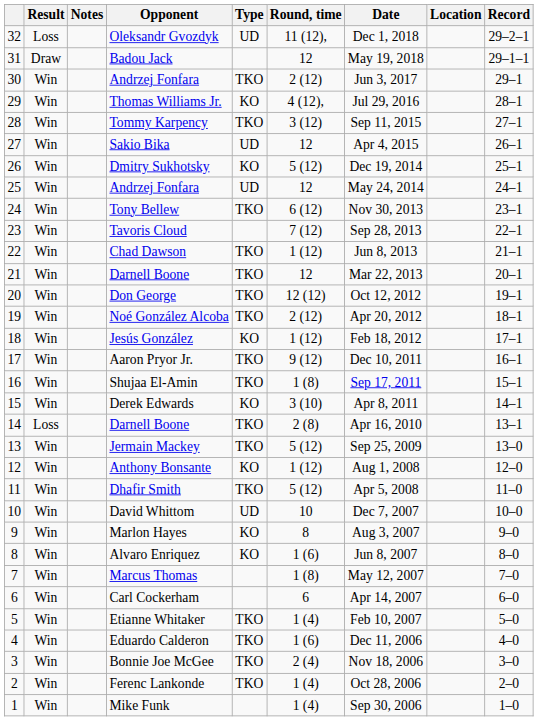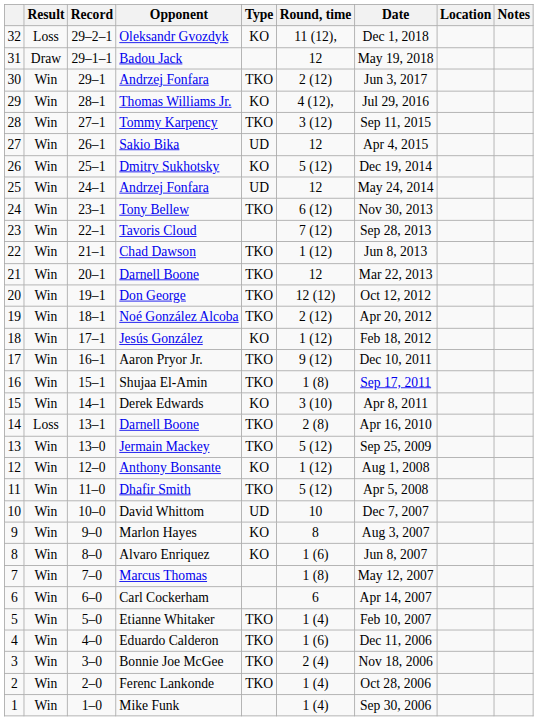columns swapped: (509, 15) <-> (87, 15)
(249, 36) UD -> (259, 36) KO
